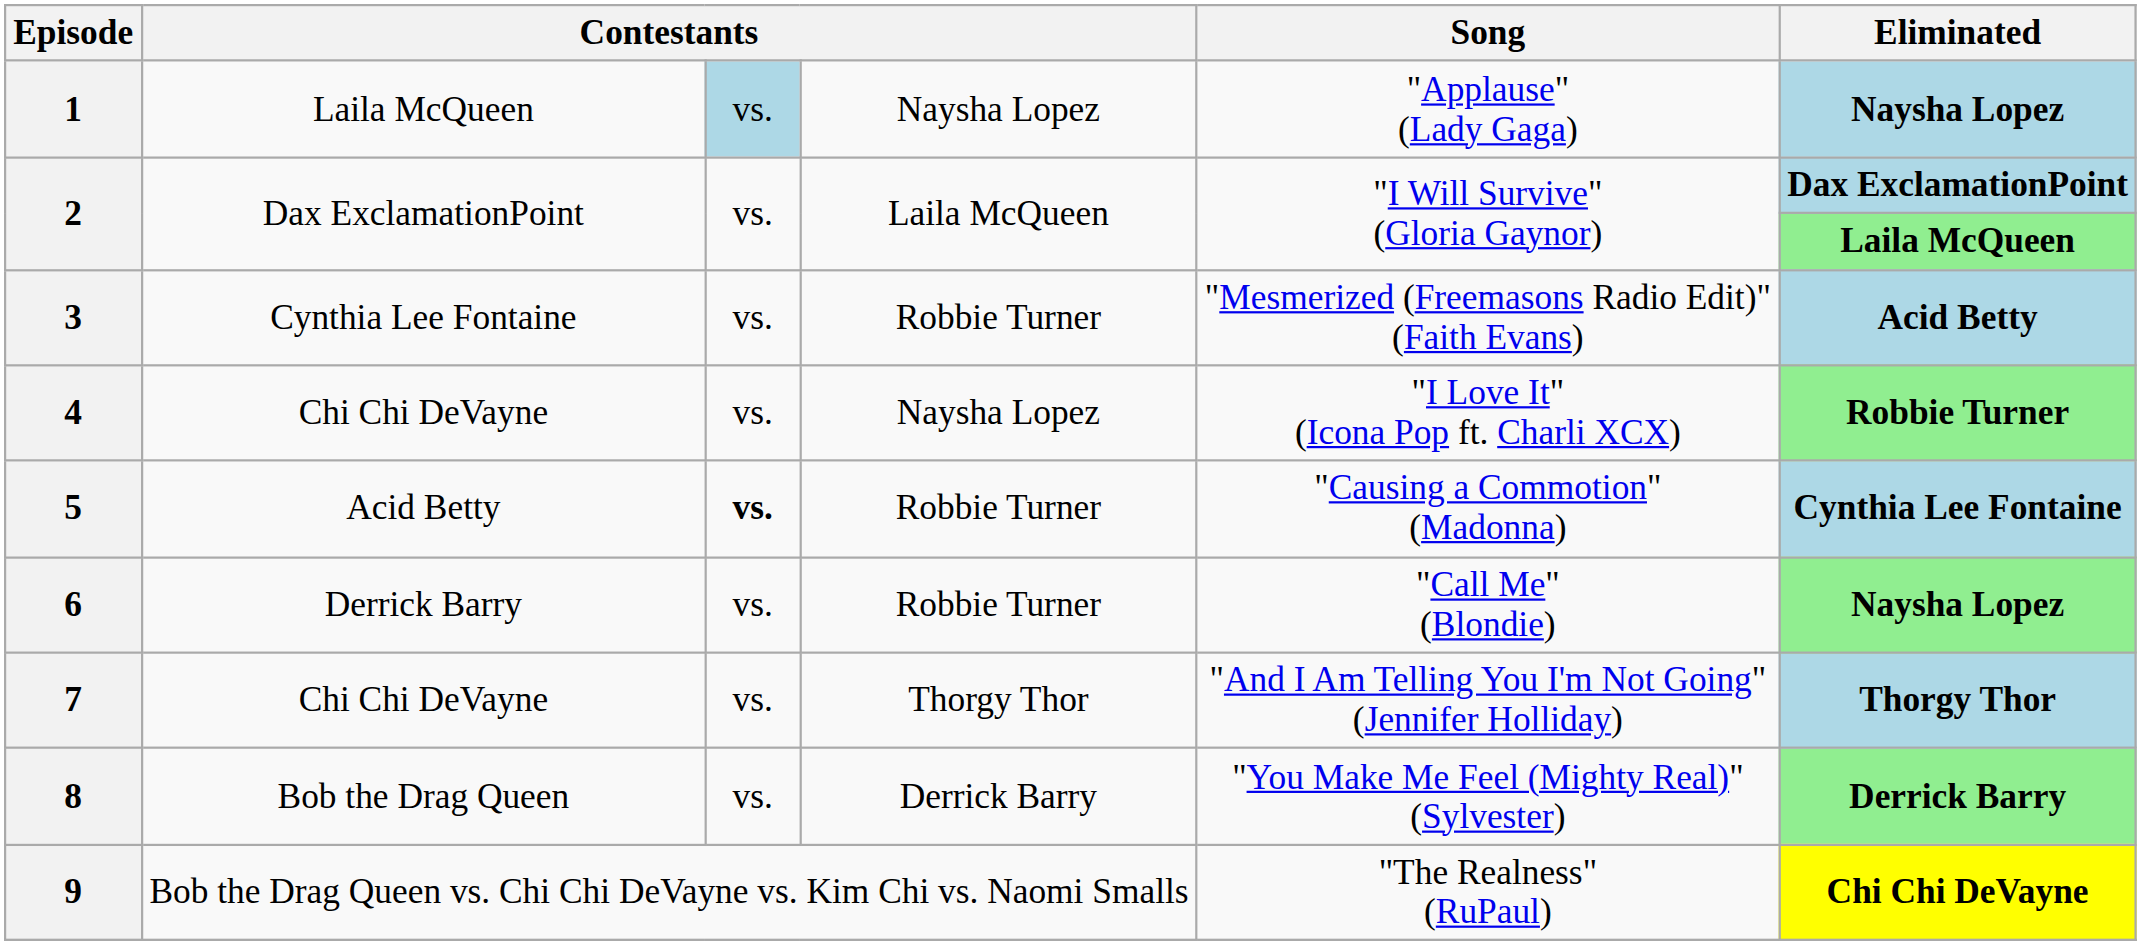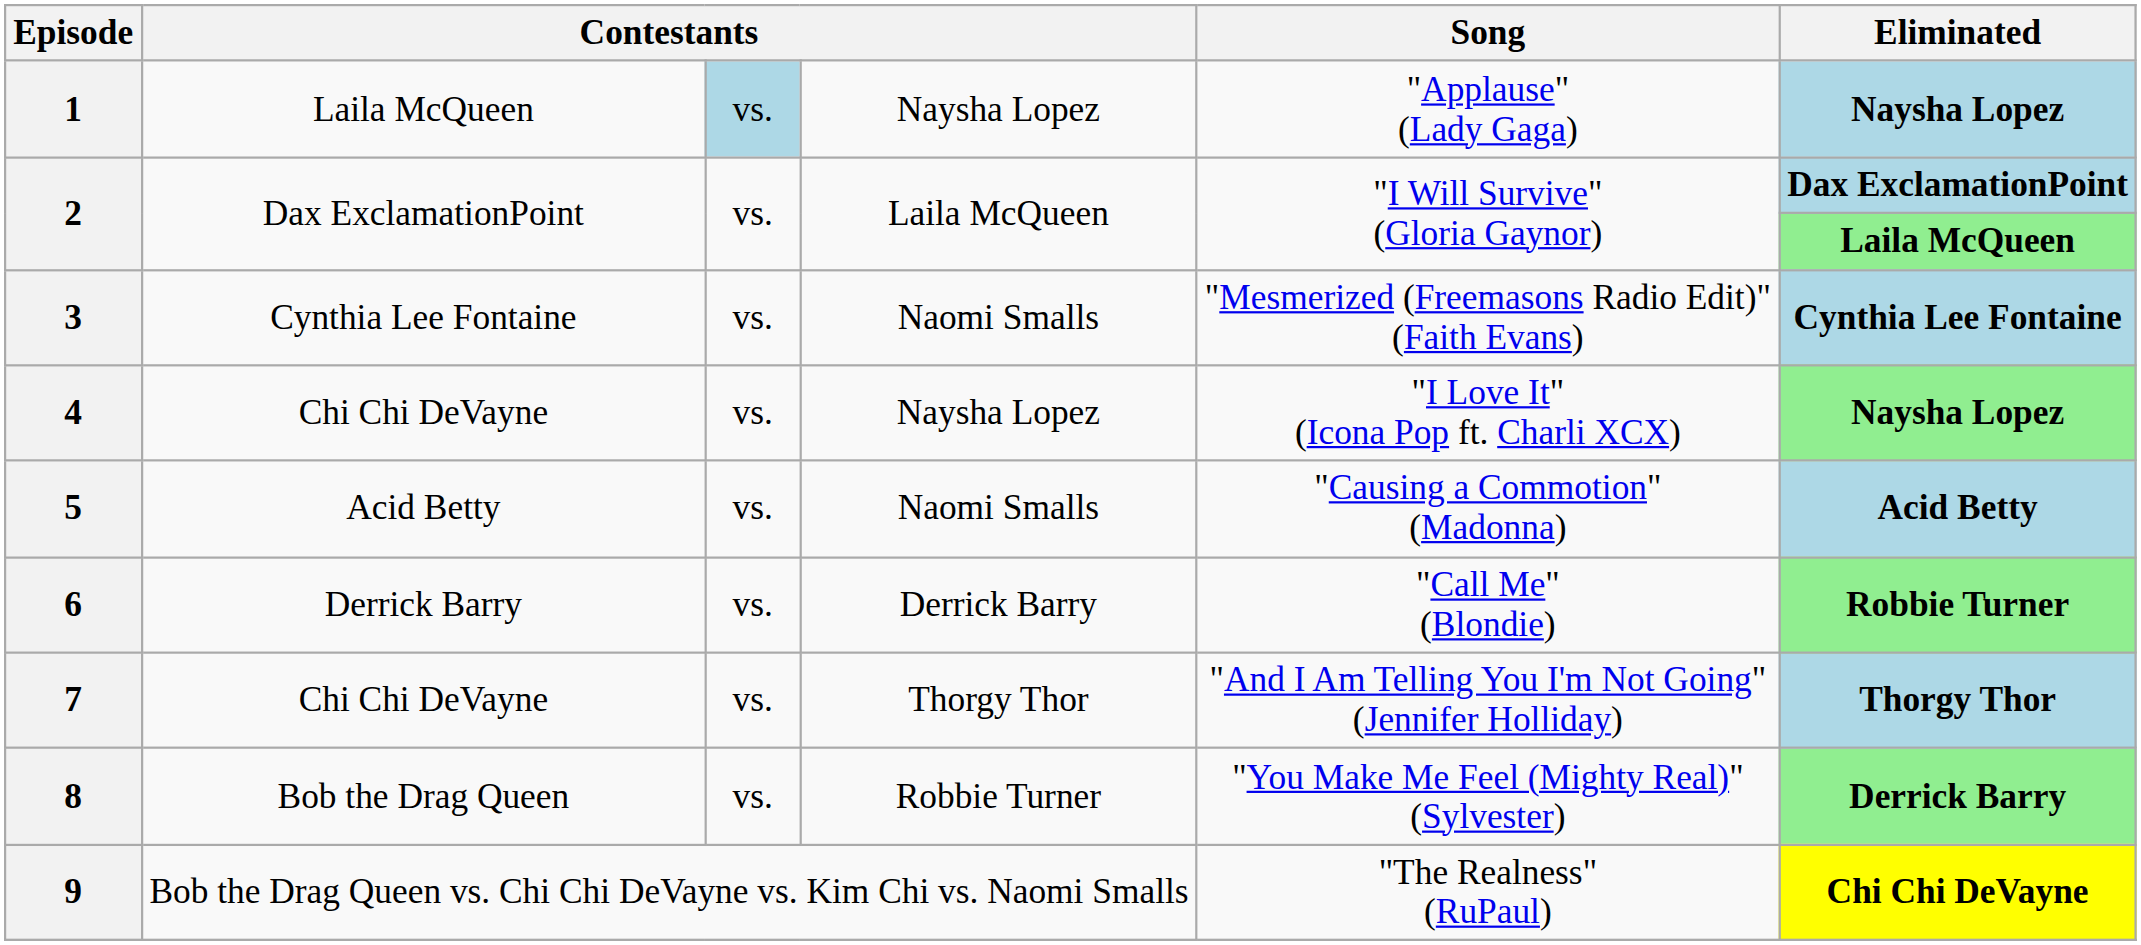(998, 316) Robbie Turner -> (998, 316) Naomi Smalls
(1958, 316) Acid Betty -> (1958, 316) Cynthia Lee Fontaine
(1958, 412) Robbie Turner -> (1958, 412) Naysha Lopez
(753, 508) bold -> (753, 508) normal
(998, 508) Robbie Turner -> (998, 508) Naomi Smalls
(1958, 508) Cynthia Lee Fontaine -> (1958, 508) Acid Betty
(998, 604) Robbie Turner -> (998, 604) Derrick Barry
(1958, 604) Naysha Lopez -> (1958, 604) Robbie Turner
(998, 795) Derrick Barry -> (998, 795) Robbie Turner
